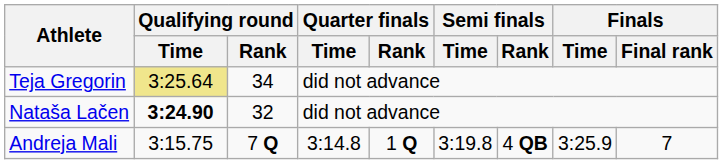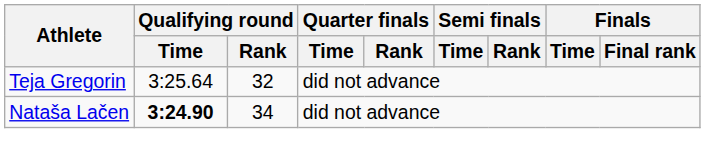(181, 82) khaki background -> (181, 82) no background
(263, 82) 34 -> (263, 82) 32
(263, 113) 32 -> (263, 113) 34
- row: (63, 143)
